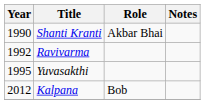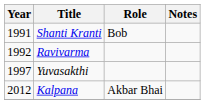(19, 33) 1990 -> (19, 33) 1991
(135, 33) Akbar Bhai -> (117, 33) Bob
(19, 71) 1995 -> (19, 71) 1997
(117, 90) Bob -> (135, 90) Akbar Bhai
